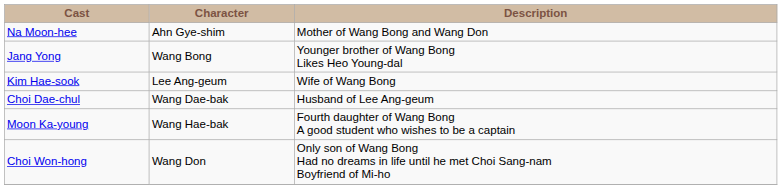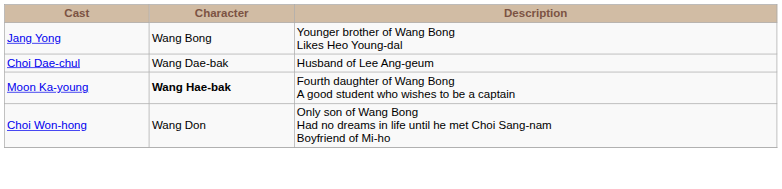- row: (42, 31)
- row: (43, 81)
(190, 124) normal -> (191, 87) bold
